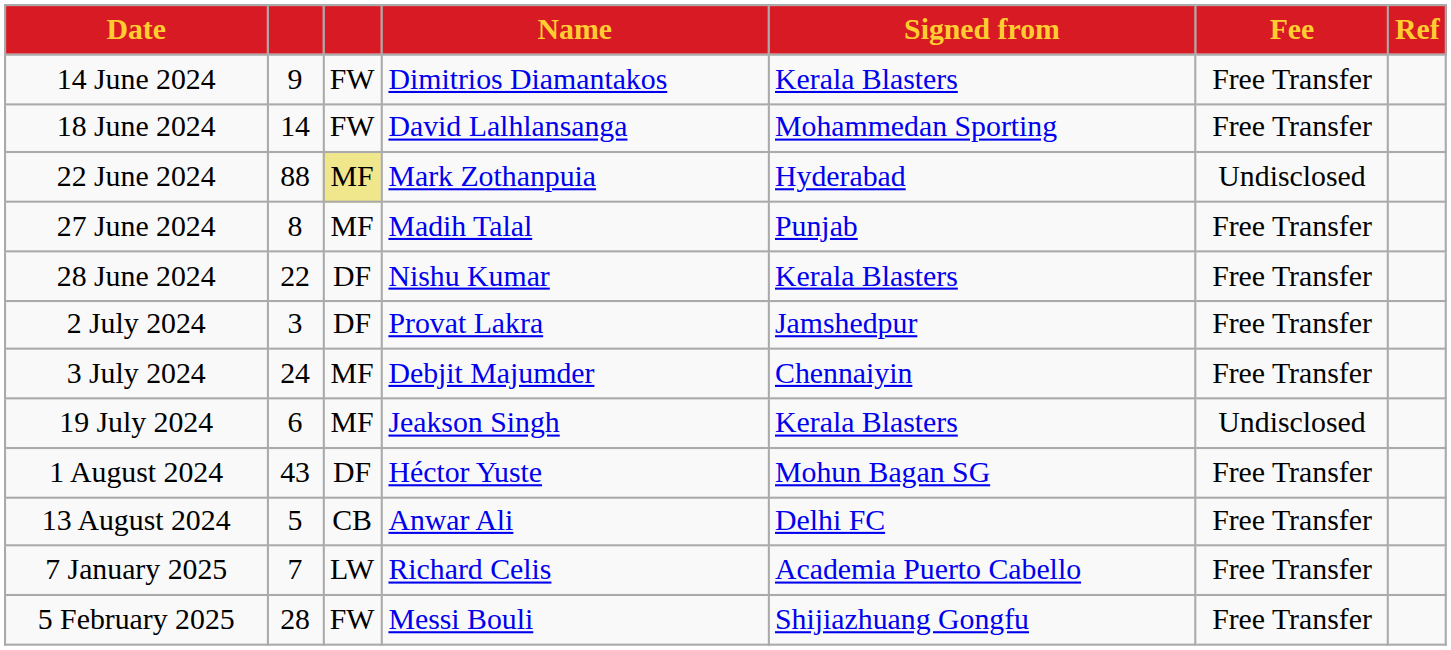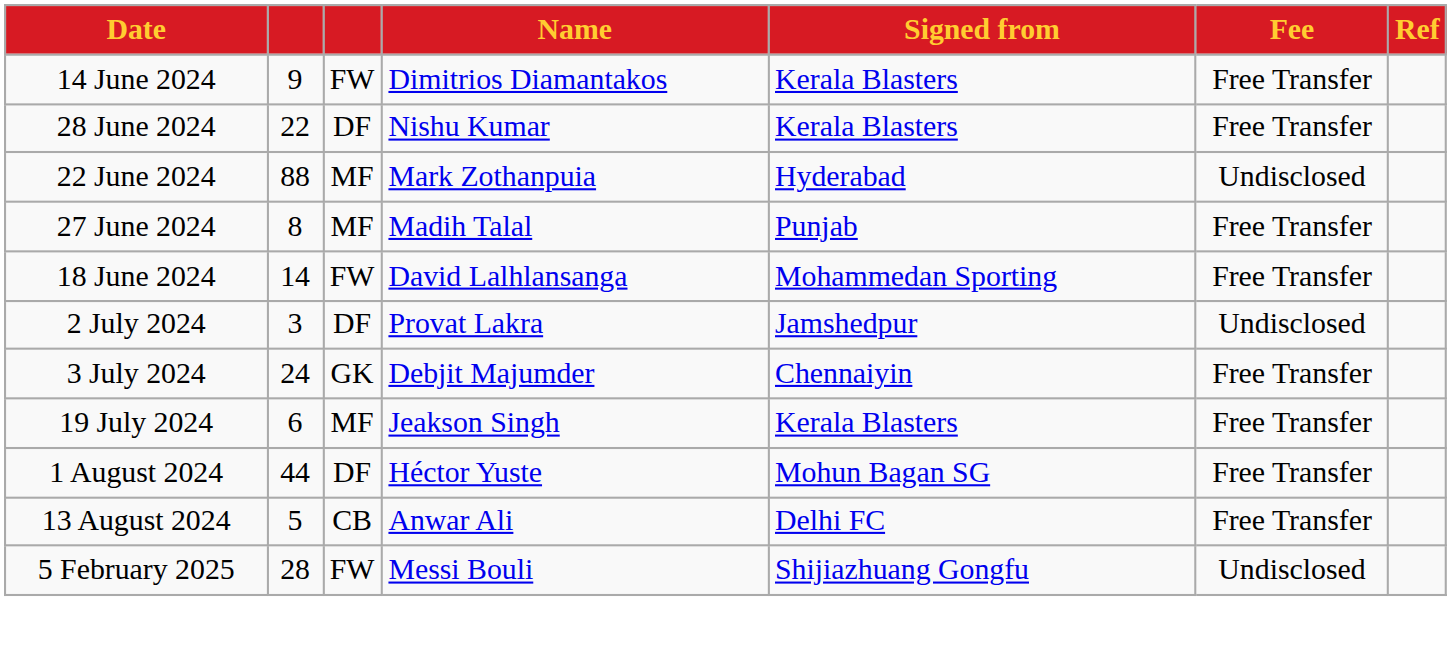rows swapped: (136, 127) <-> (136, 275)
(352, 176) khaki background -> (352, 176) no background
(1292, 324) Free Transfer -> (1292, 324) Undisclosed
(352, 373) MF -> (352, 373) GK
(1292, 422) Undisclosed -> (1292, 422) Free Transfer
(295, 471) 43 -> (295, 471) 44
- row: (136, 570)
(1292, 619) Free Transfer -> (1292, 570) Undisclosed
